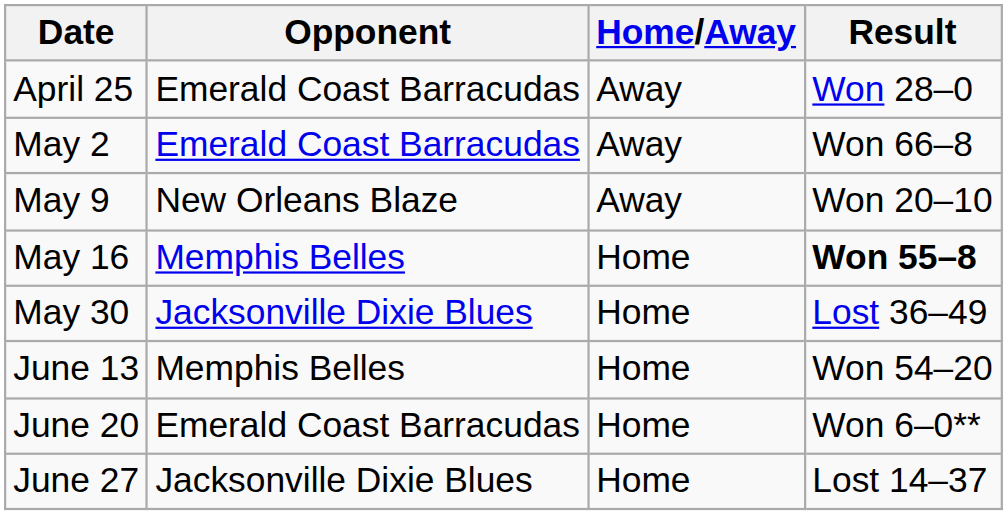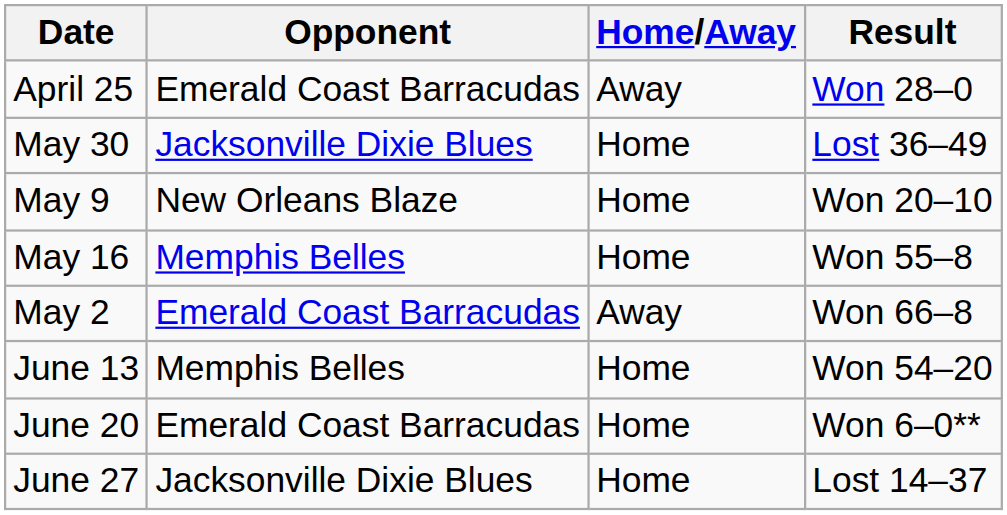rows swapped: (61, 144) <-> (71, 312)
(639, 200) Away -> (643, 200) Home
(895, 256) bold -> (893, 256) normal
